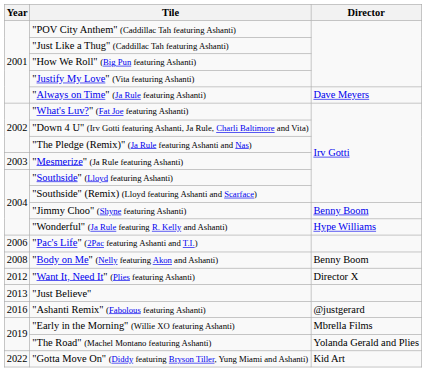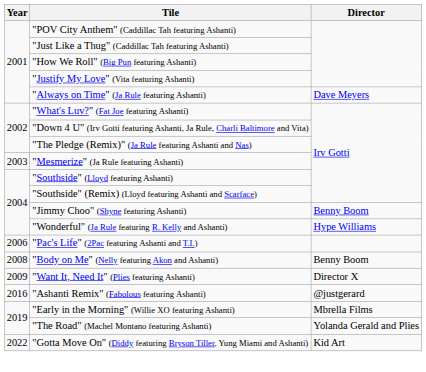(17, 276) 2012 -> (17, 276) 2009
- row: (62, 293)
